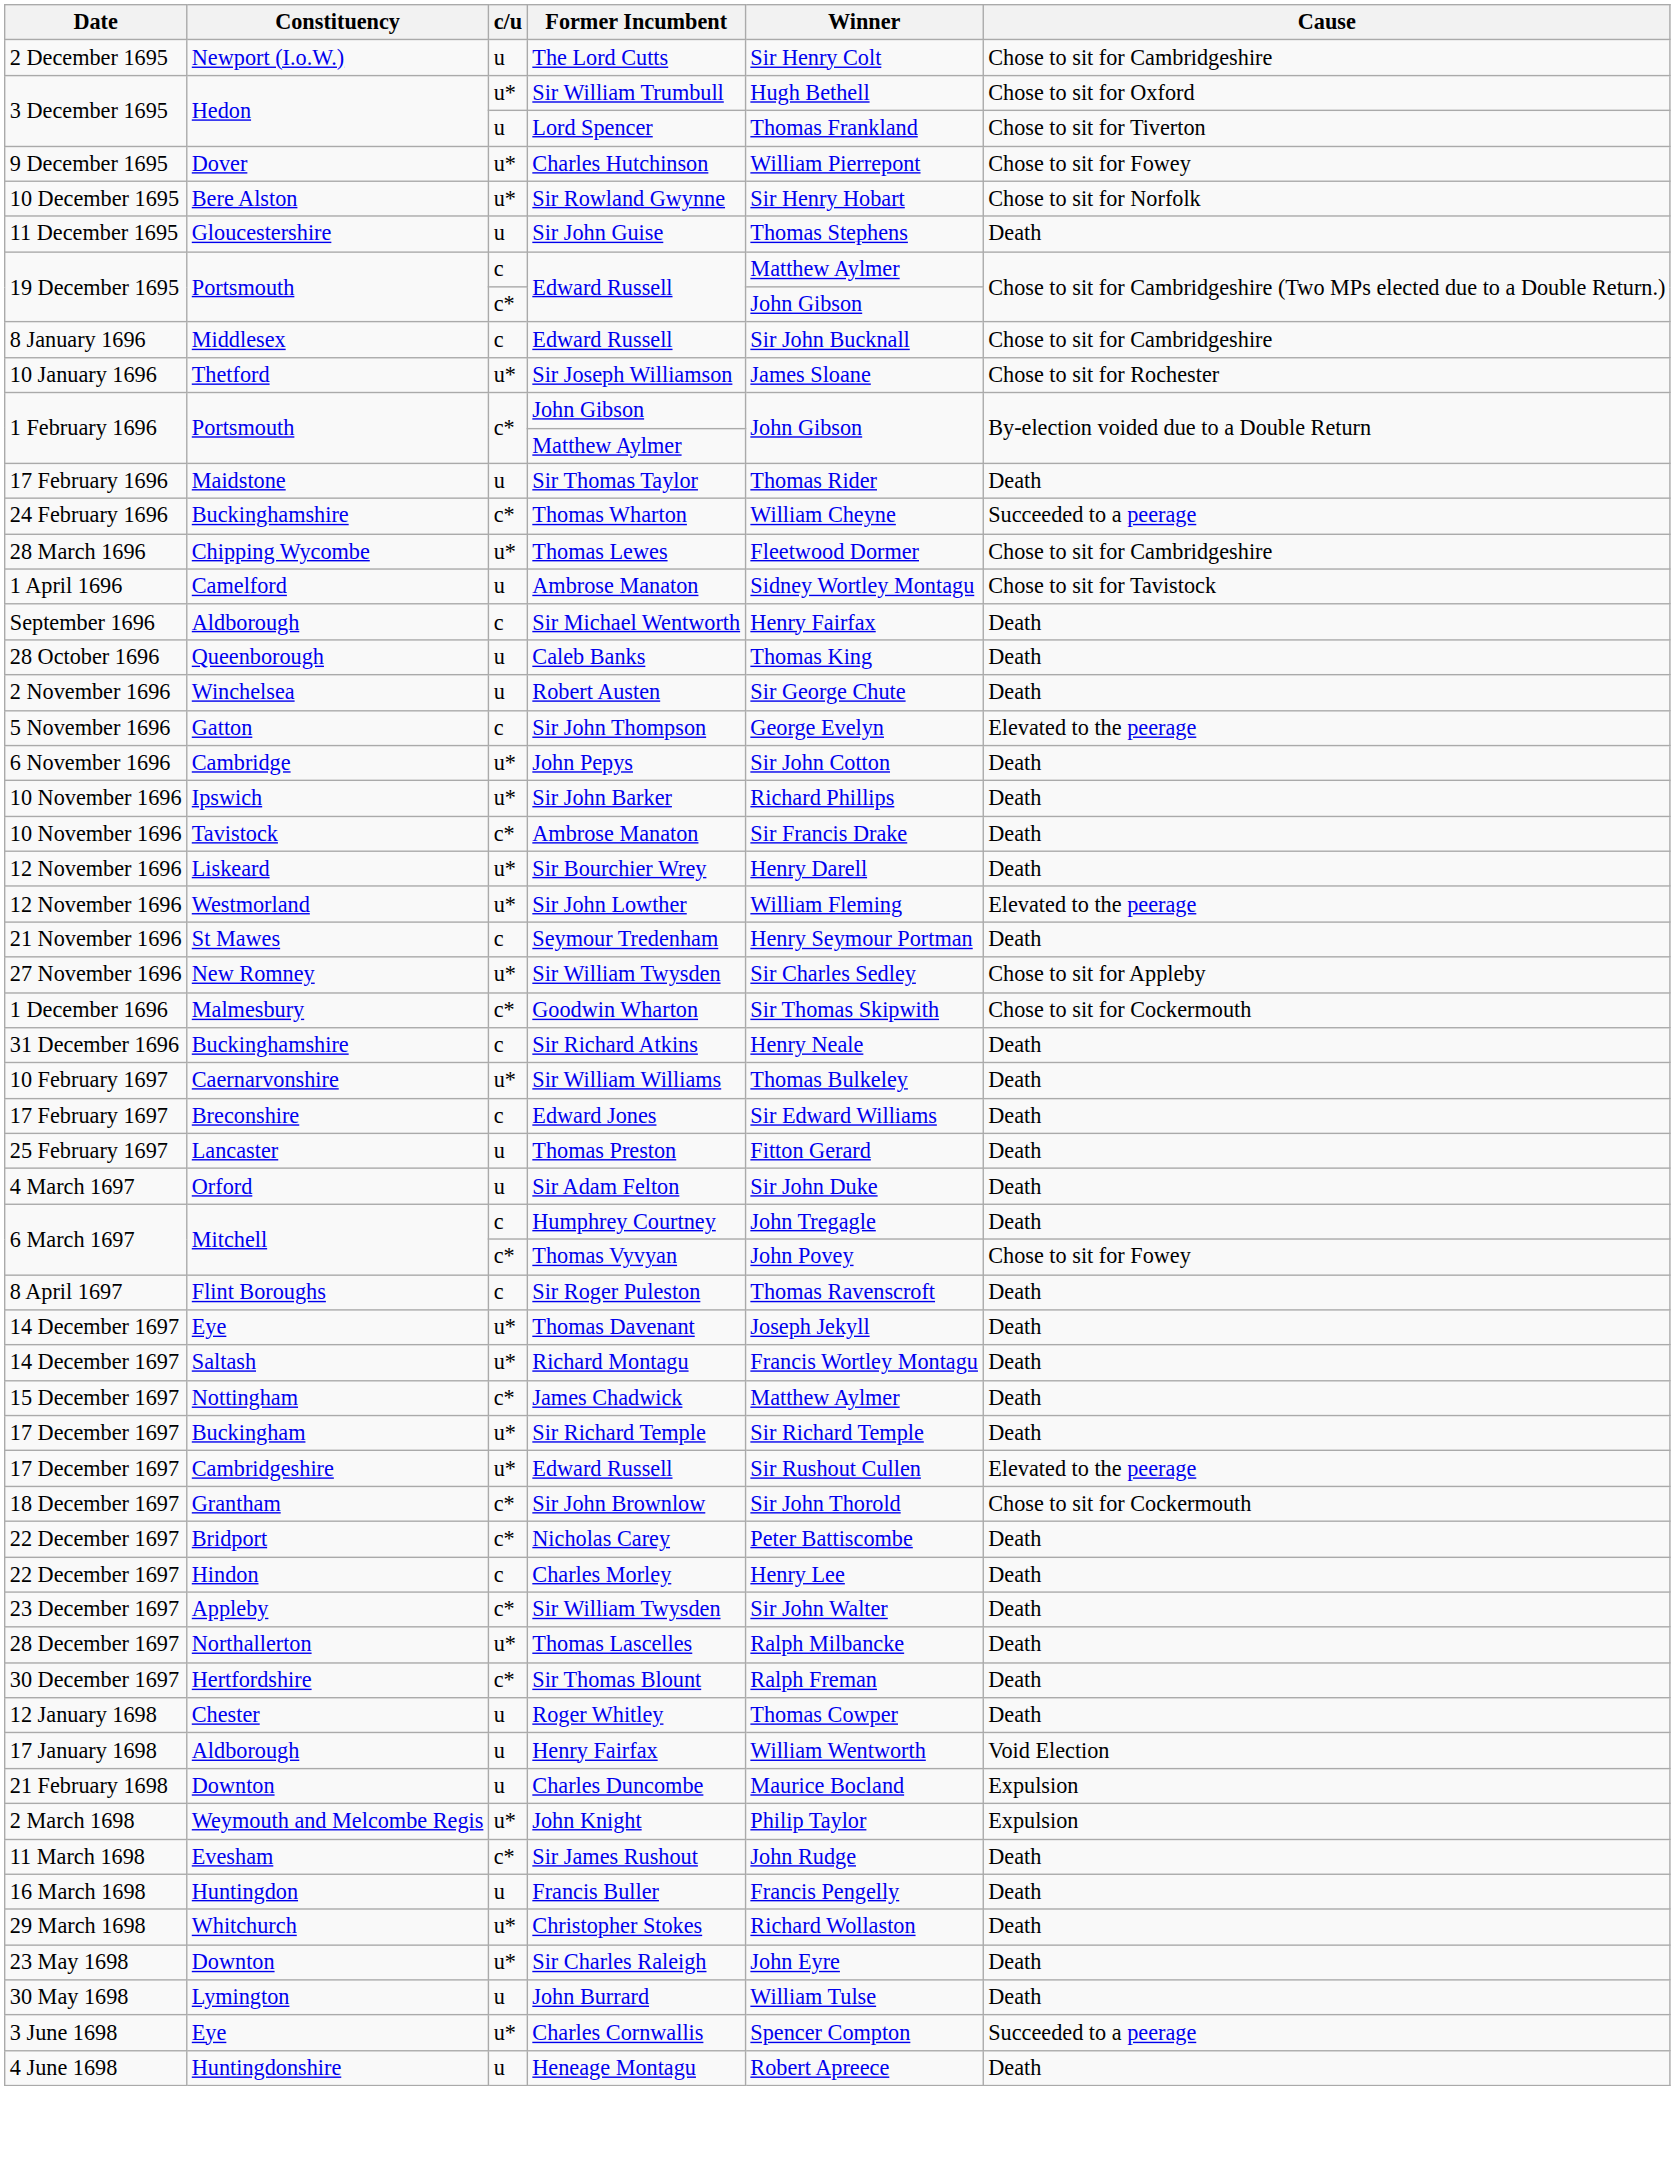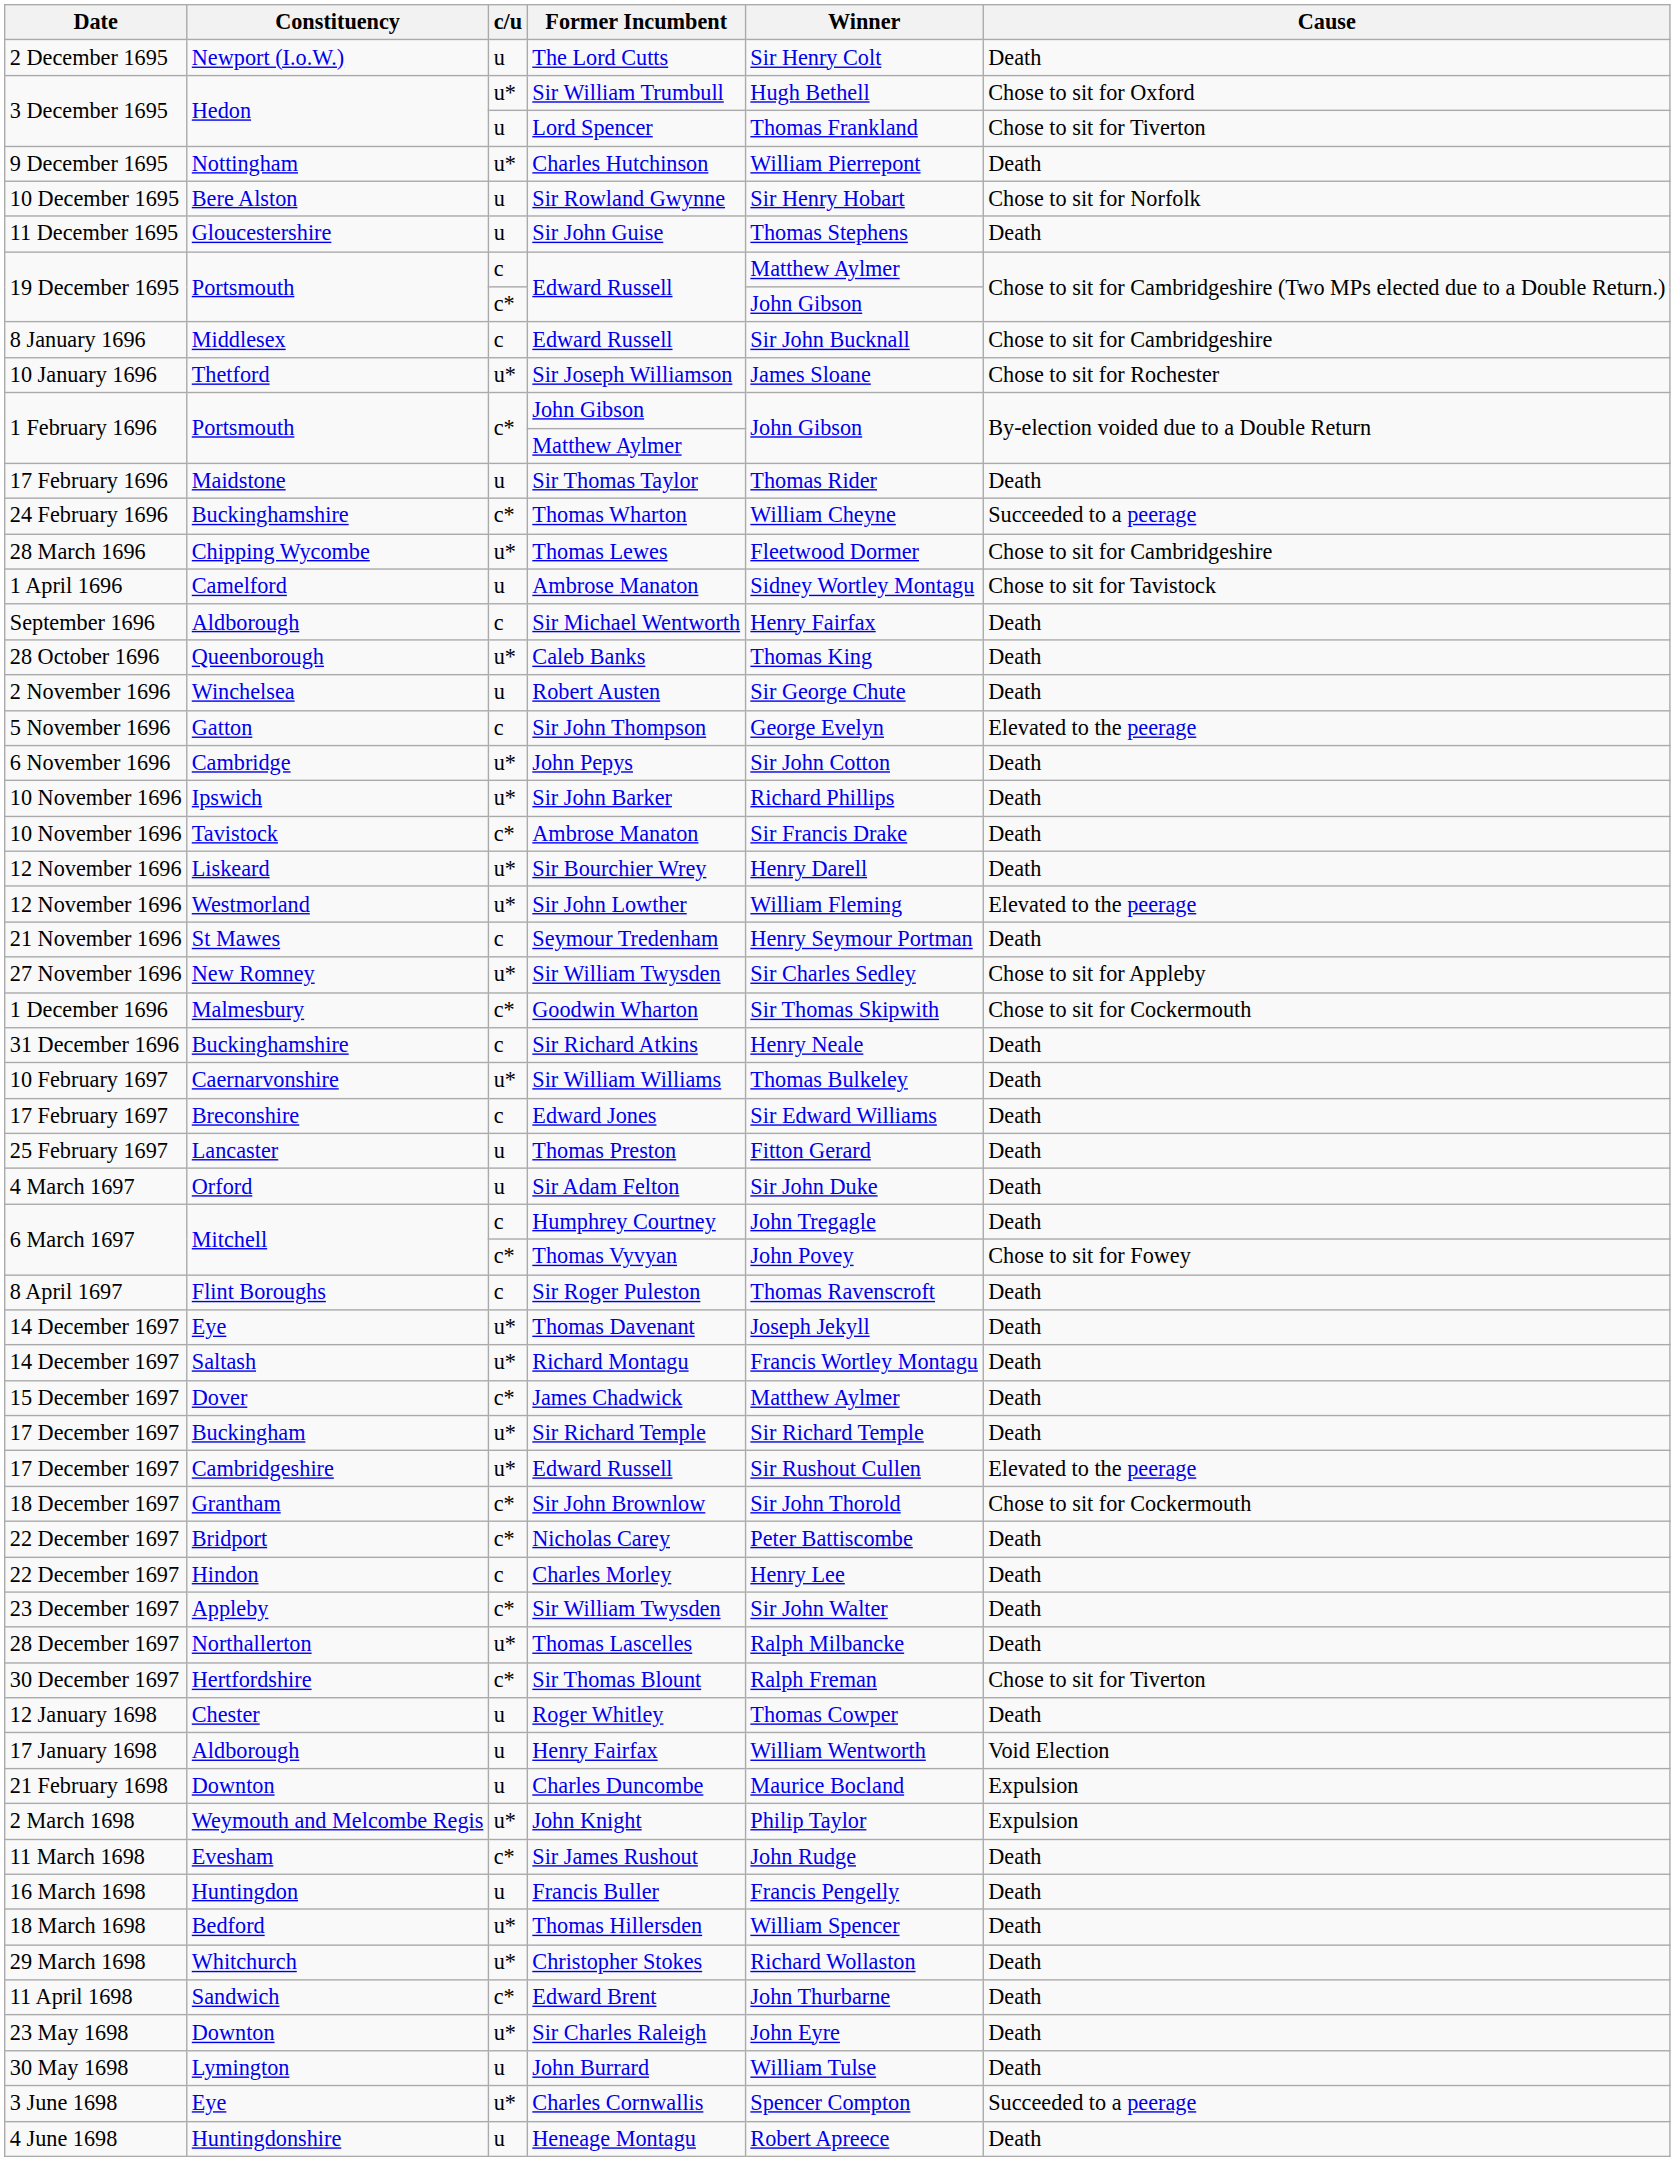(1130, 57) Chose to sit for Cambridgeshire -> (1015, 57) Death
(220, 163) Dover -> (245, 163) Nottingham
(1090, 163) Chose to sit for Fowey -> (1015, 163) Death
(505, 198) u* -> (499, 198) u
(499, 657) u -> (505, 657) u*
(245, 1397) Nottingham -> (220, 1397) Dover
(1015, 1679) Death -> (1097, 1679) Chose to sit for Tiverton
+ row: (78, 1926)
+ row: (71, 1997)
